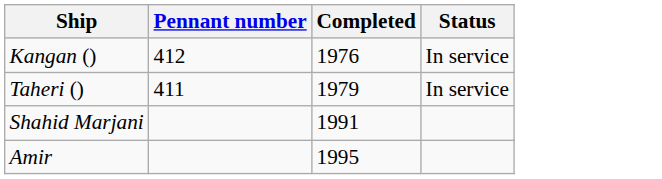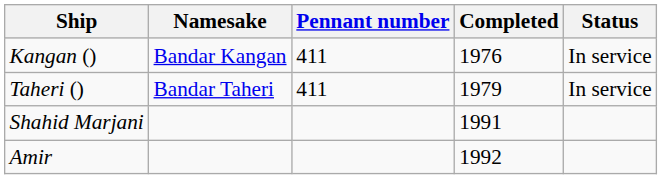+ column: (220, 21)
(170, 55) 412 -> (312, 55) 411
(338, 156) 1995 -> (481, 156) 1992
